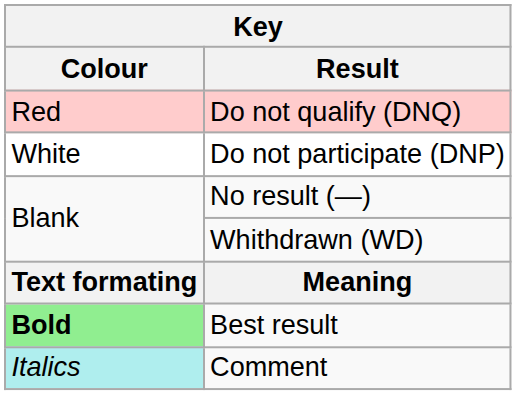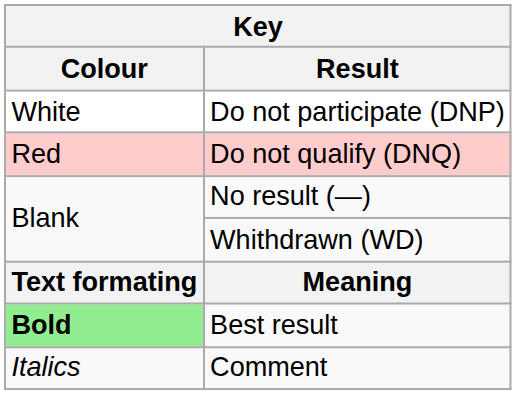rows swapped: (336, 111) <-> (357, 154)
(46, 367) paleturquoise background -> (46, 367) no background
